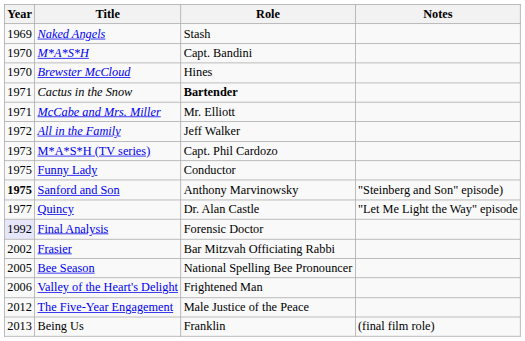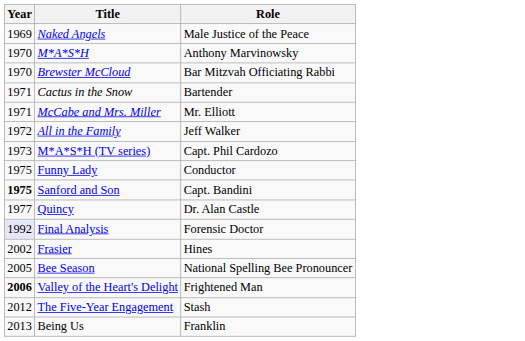- column: (438, 14)
(197, 33) Stash -> (246, 33) Male Justice of the Peace
(218, 53) Capt. Bandini -> (241, 53) Anthony Marvinowsky
(198, 72) Hines -> (259, 72) Bar Mitzvah Officiating Rabbi
(211, 92) bold -> (208, 92) normal
(241, 190) Anthony Marvinowsky -> (218, 190) Capt. Bandini
(259, 248) Bar Mitzvah Officiating Rabbi -> (198, 248) Hines
(20, 287) normal -> (20, 287) bold
(246, 307) Male Justice of the Peace -> (197, 307) Stash
